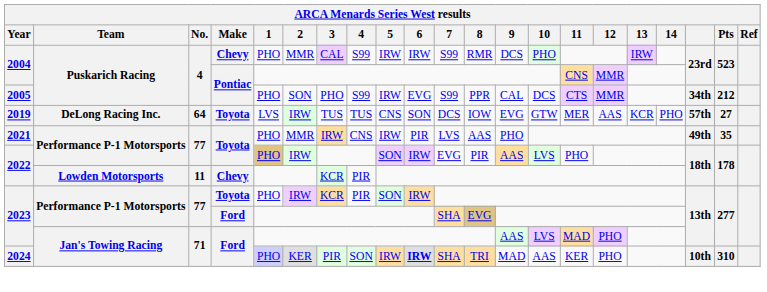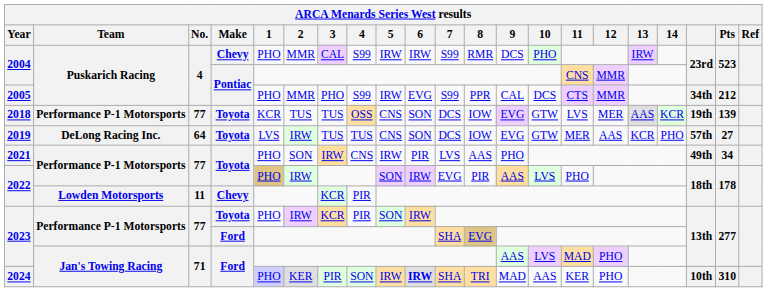(300, 95) SON -> (301, 95) MMR
+ row: (19, 115)
(300, 135) MMR -> (301, 155) SON
(726, 135) 35 -> (727, 155) 34
